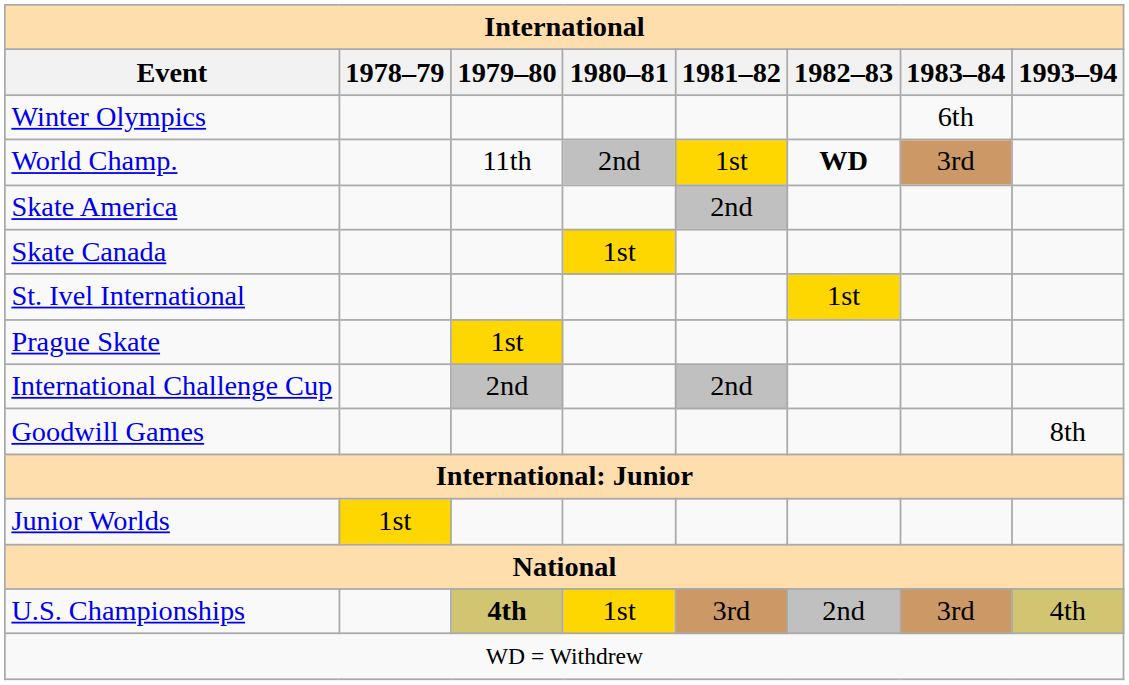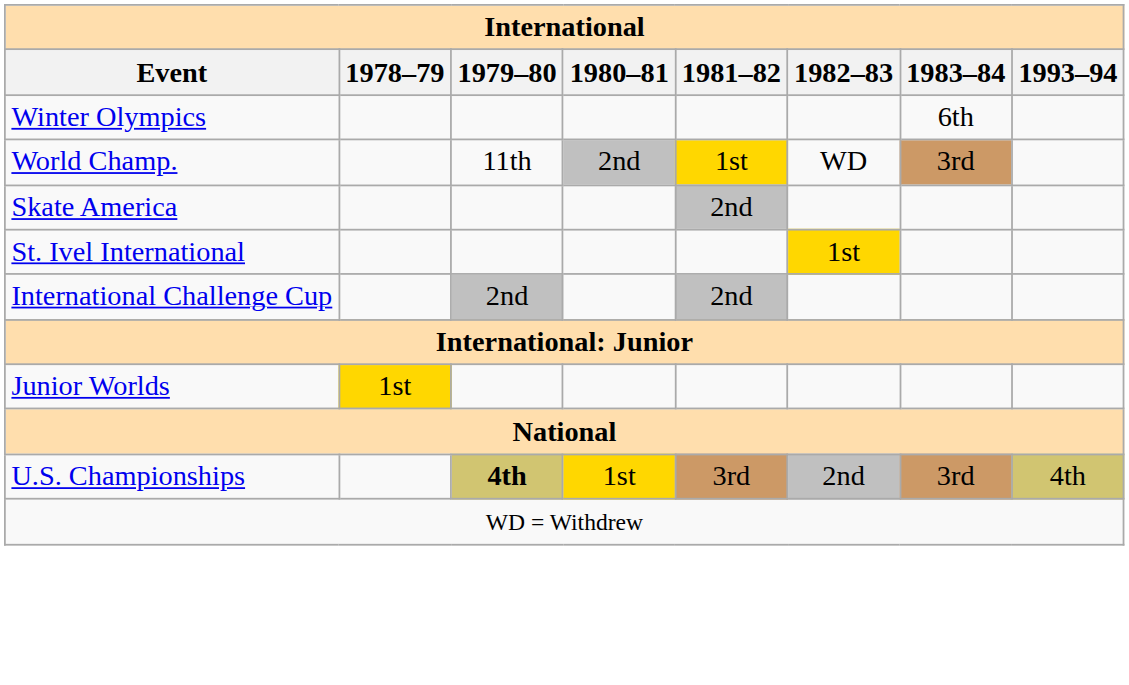(844, 161) bold -> (844, 161) normal
- row: (89, 251)
- row: (86, 341)
- row: (108, 431)
